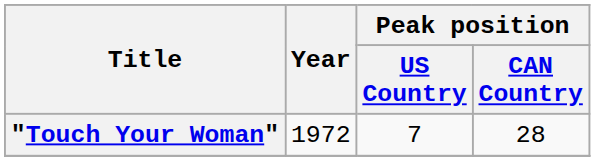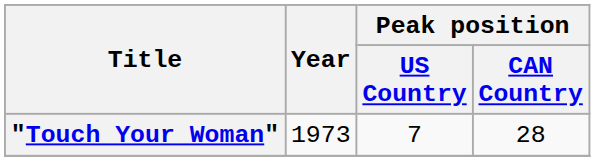(321, 135) 1972 -> (321, 135) 1973
